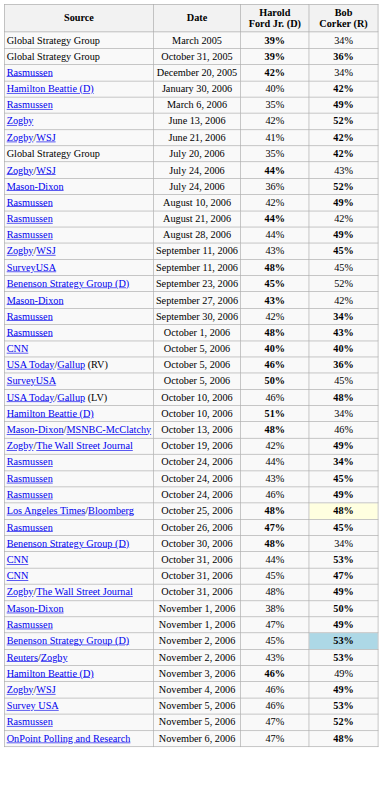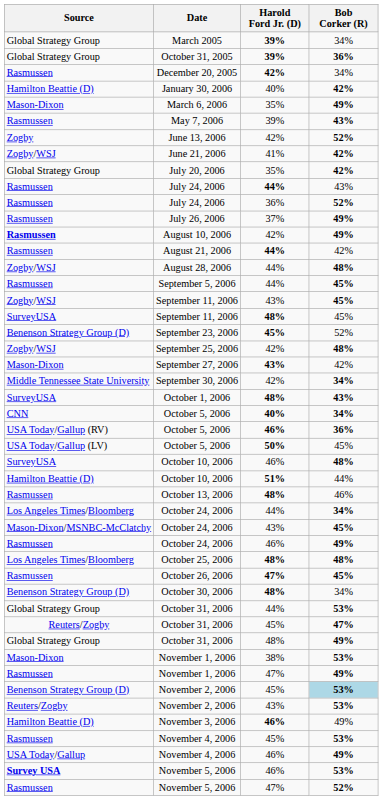(30, 105) Rasmussen -> (35, 105) Mason-Dixon
+ row: (197, 121)
(31, 170) Zogby/WSJ -> (30, 186) Rasmussen
(35, 186) Mason-Dixon -> (30, 202) Rasmussen
+ row: (197, 219)
(30, 202) normal -> (31, 235) bold
(30, 235) Rasmussen -> (31, 267) Zogby/WSJ
(344, 235) 49% -> (344, 267) 48%
+ row: (197, 283)
+ row: (197, 348)
(30, 316) Rasmussen -> (78, 381) Middle Tennessee State University
(30, 332) Rasmussen -> (31, 397) SurveyUSA
(344, 348) 40% -> (344, 413) 34%
(31, 381) SurveyUSA -> (57, 446) USA Today/Gallup (LV)
(57, 397) USA Today/Gallup (LV) -> (31, 462) SurveyUSA
(344, 413) 34% -> (344, 478) 44%
(79, 430) Mason-Dixon/MSNBC-McClatchy -> (30, 495) Rasmussen
- row: (197, 446)
(30, 462) Rasmussen -> (70, 511) Los Angeles Times/Bloomberg
(30, 478) Rasmussen -> (79, 527) Mason-Dixon/MSNBC-McClatchy
(344, 511) lightyellow background -> (344, 560) no background
(17, 560) CNN -> (53, 608) Global Strategy Group
(17, 576) CNN -> (79, 625) Reuters/Zogby
(70, 592) Zogby/The Wall Street Journal -> (53, 641) Global Strategy Group
(344, 608) 50% -> (344, 657) 53%
+ row: (197, 738)
(31, 689) Zogby/WSJ -> (46, 754) USA Today/Gallup
(33, 706) normal -> (34, 771) bold
- row: (197, 738)
